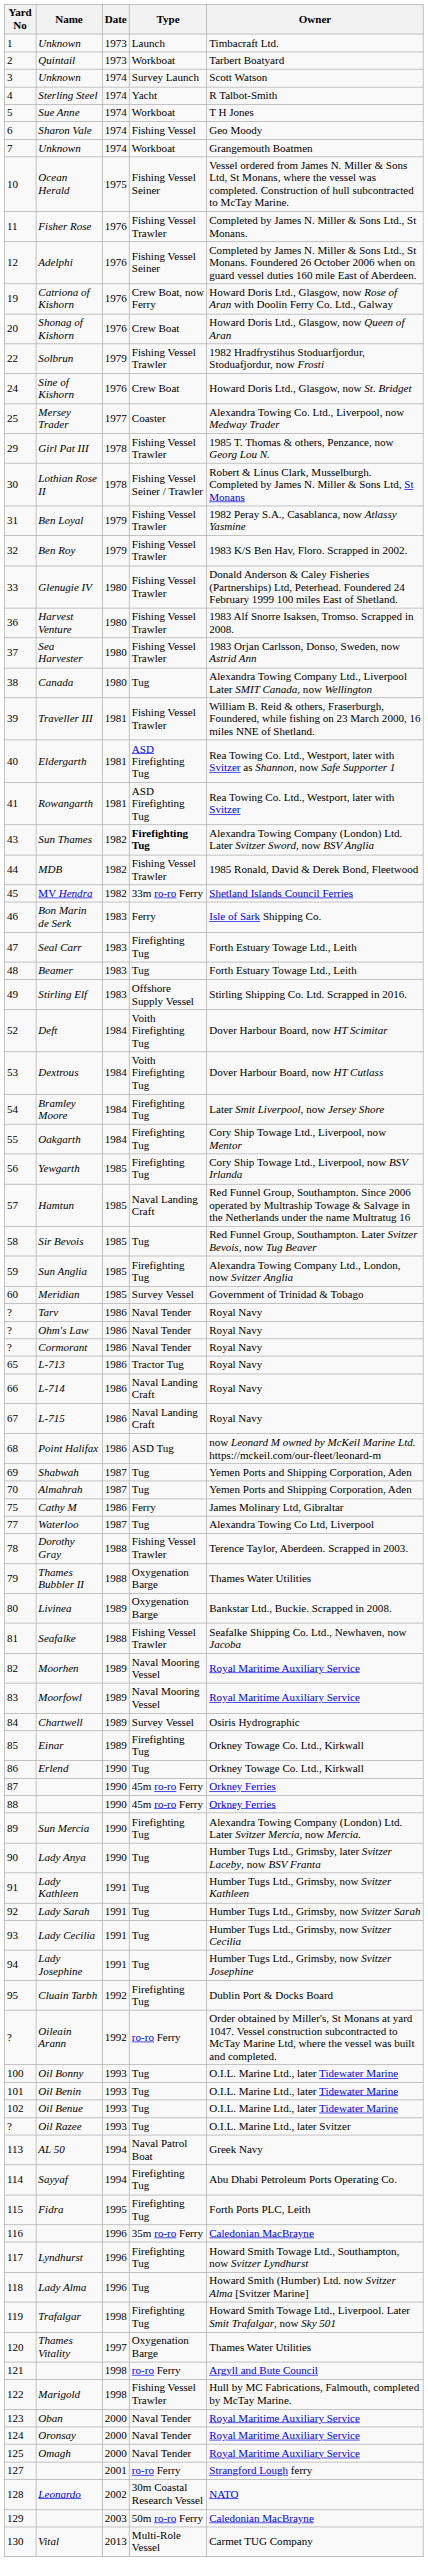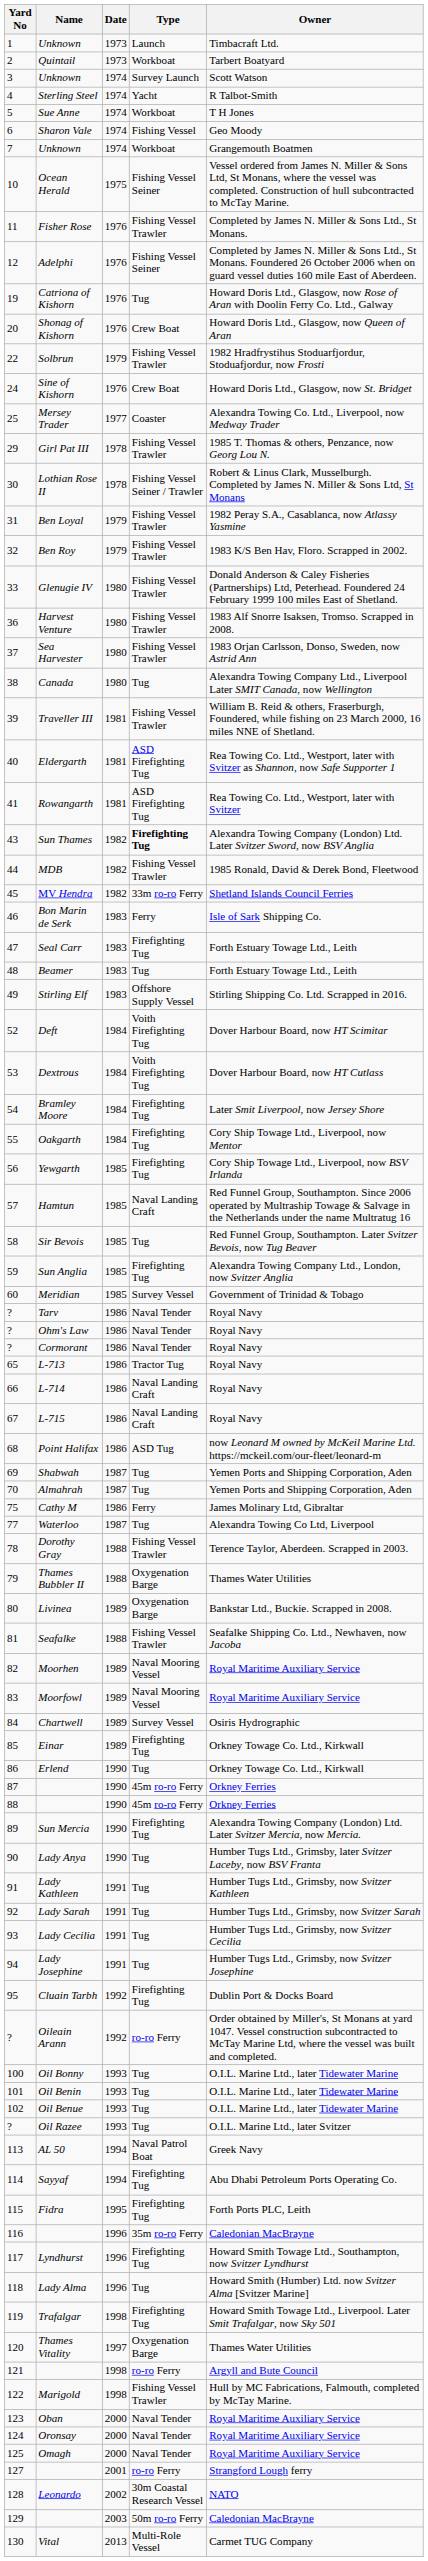(168, 299) Crew Boat, now Ferry -> (141, 299) Tug
